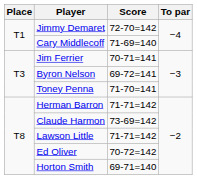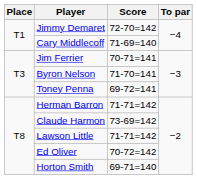(133, 74) 69-72=141 -> (133, 74) 71-70=141
(133, 89) 71-70=141 -> (133, 89) 69-72=141
